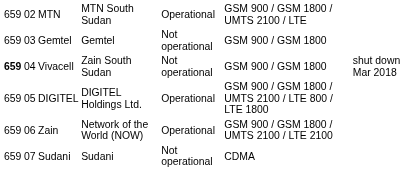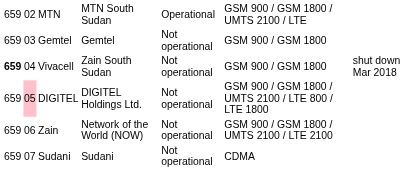(30, 98) no background -> (30, 98) pink background
(188, 98) Operational -> (187, 98) Not operational
(188, 130) Operational -> (187, 130) Not operational
